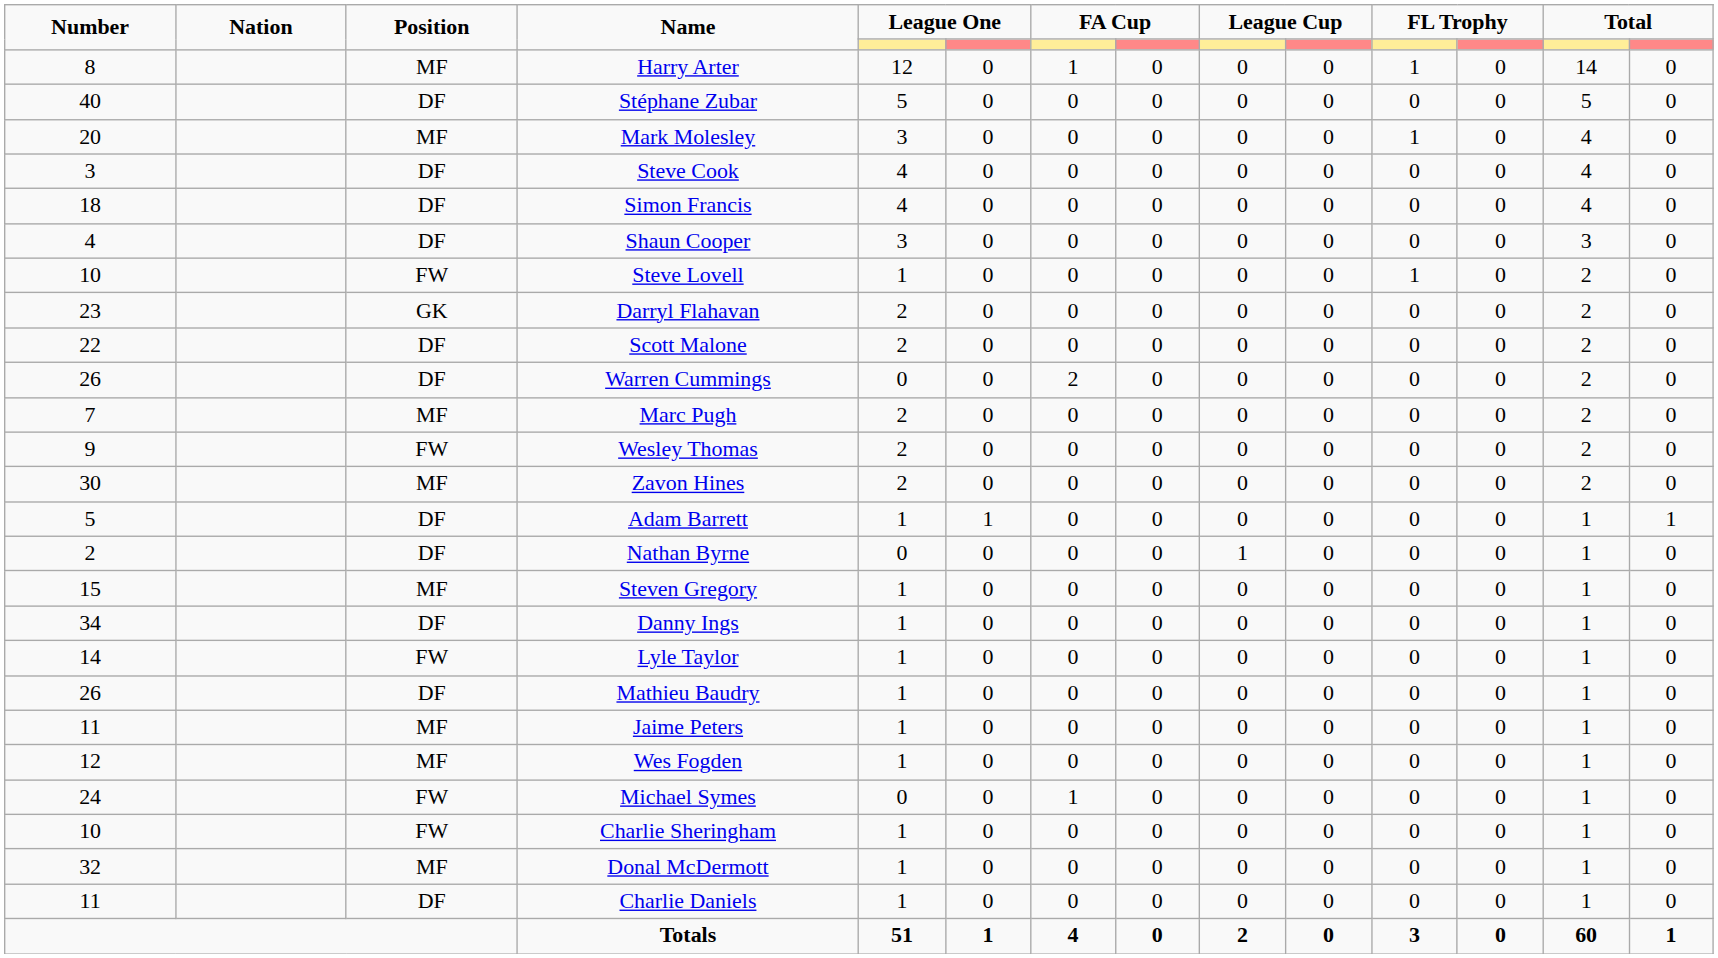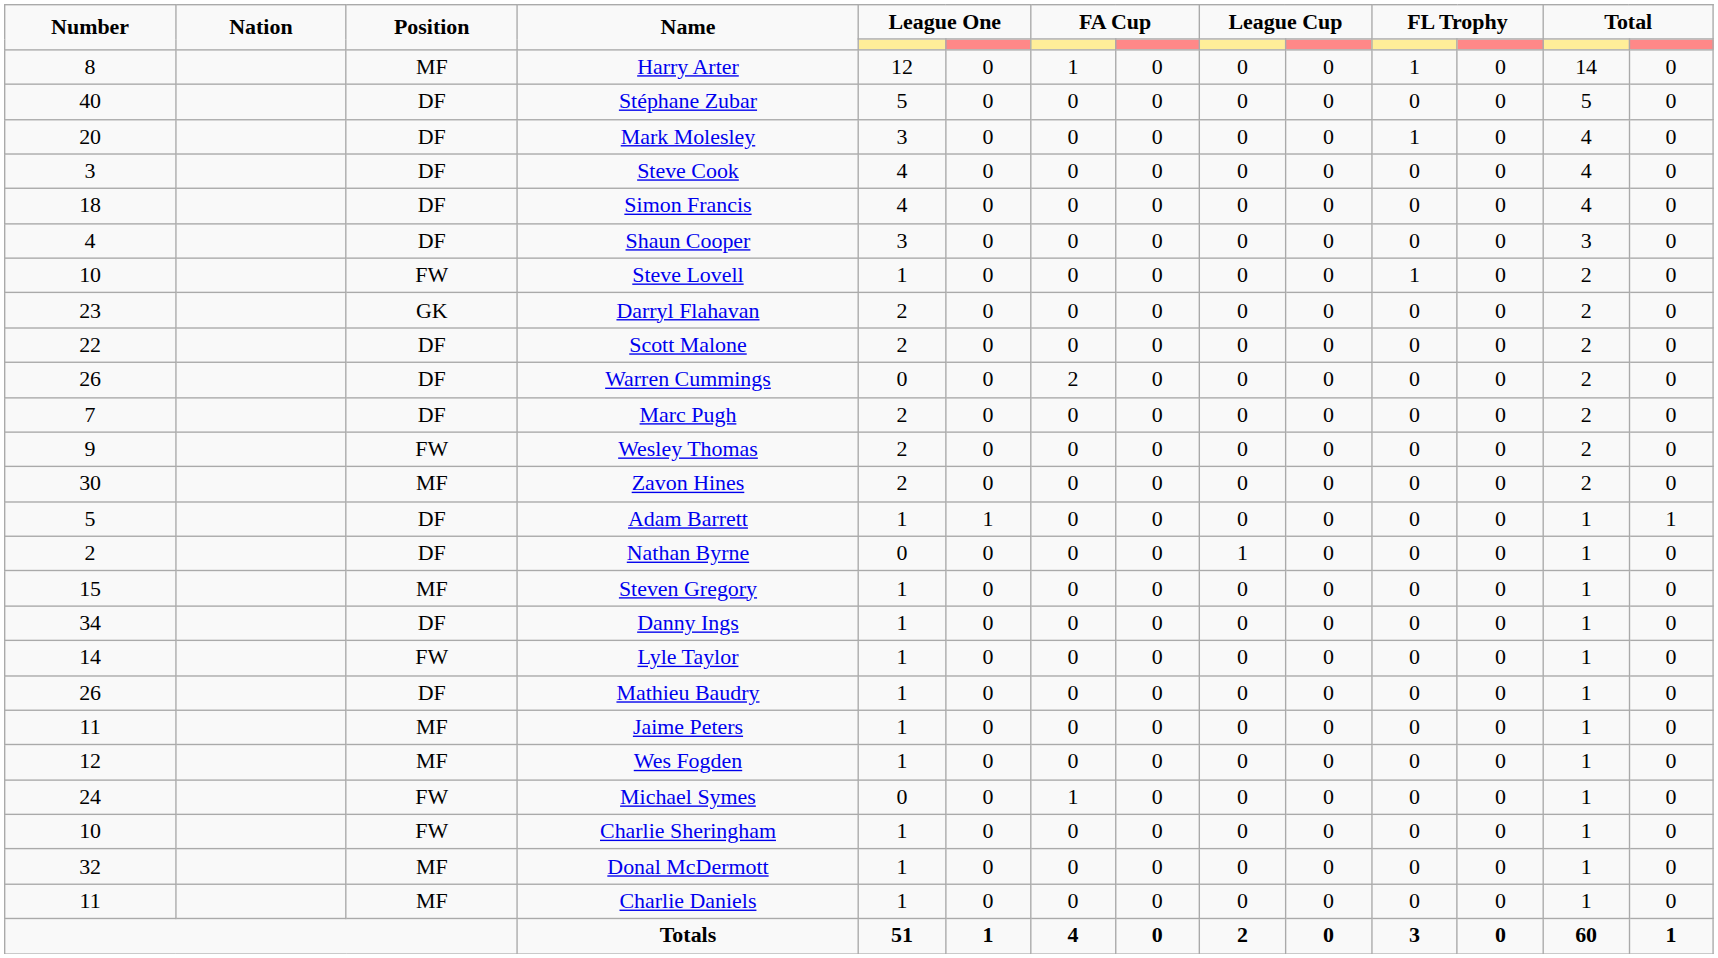(432, 136) MF -> (432, 136) DF
(432, 414) MF -> (432, 414) DF
(432, 901) DF -> (432, 901) MF
